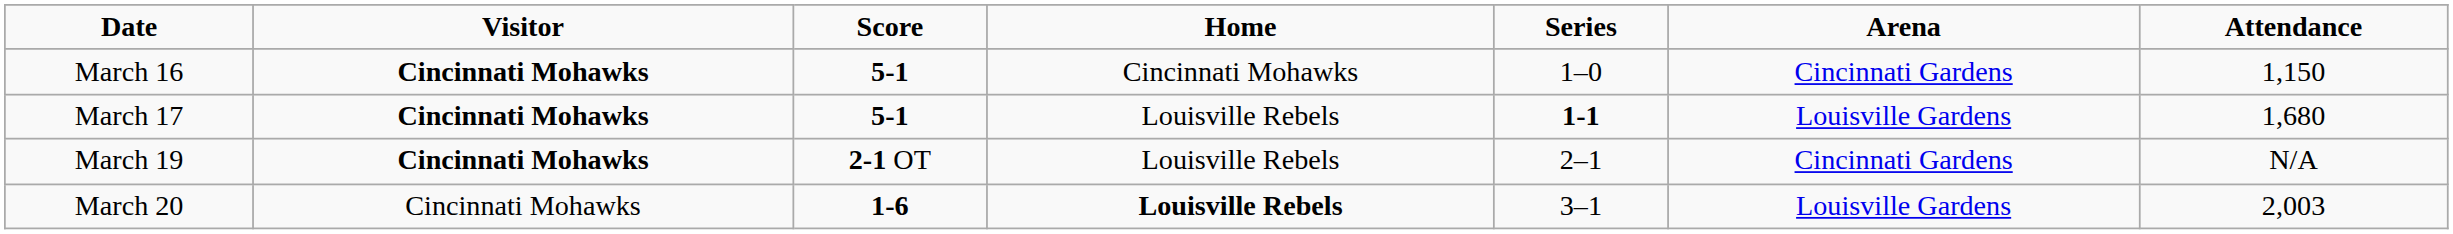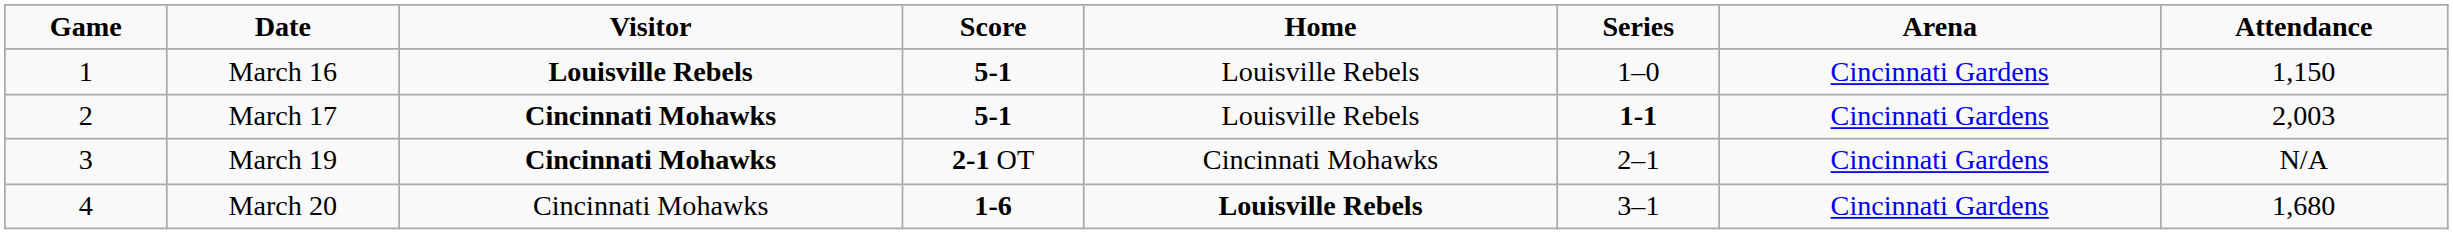+ column: (86, 26)
(523, 71) Cincinnati Mohawks -> (651, 71) Louisville Rebels
(1241, 71) Cincinnati Mohawks -> (1321, 71) Louisville Rebels
(1904, 116) Louisville Gardens -> (1940, 116) Cincinnati Gardens
(2294, 116) 1,680 -> (2304, 116) 2,003
(1241, 160) Louisville Rebels -> (1321, 160) Cincinnati Mohawks
(1904, 205) Louisville Gardens -> (1940, 205) Cincinnati Gardens
(2294, 205) 2,003 -> (2304, 205) 1,680
